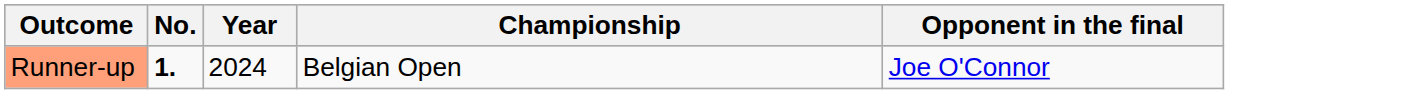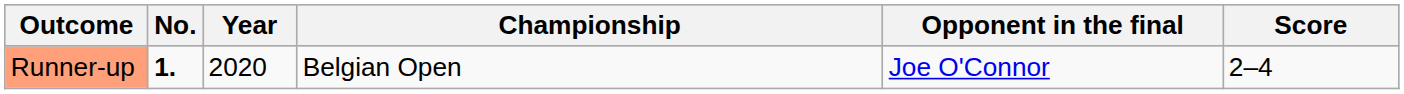+ column: (1311, 25)
(238, 66) 2024 -> (238, 66) 2020
